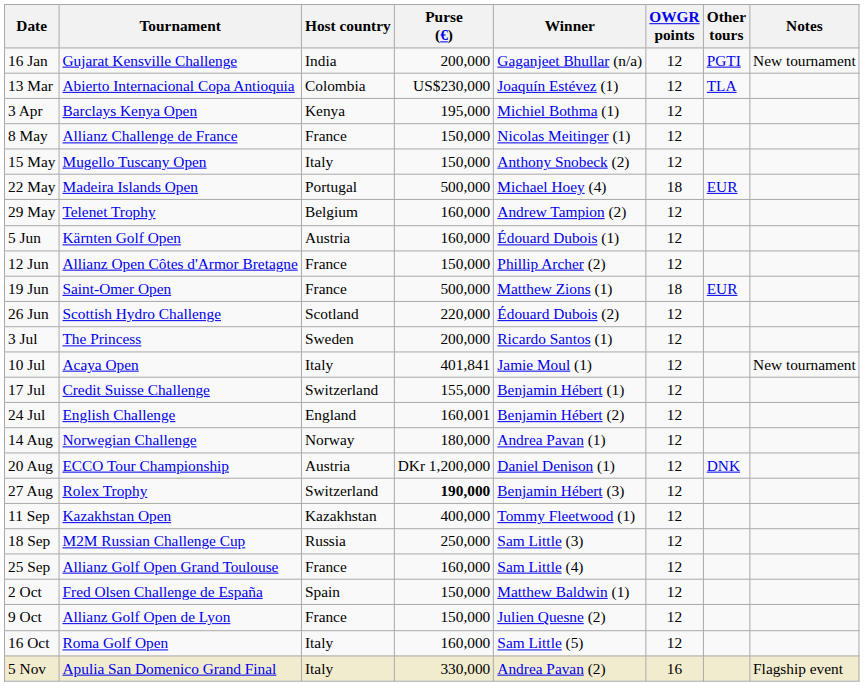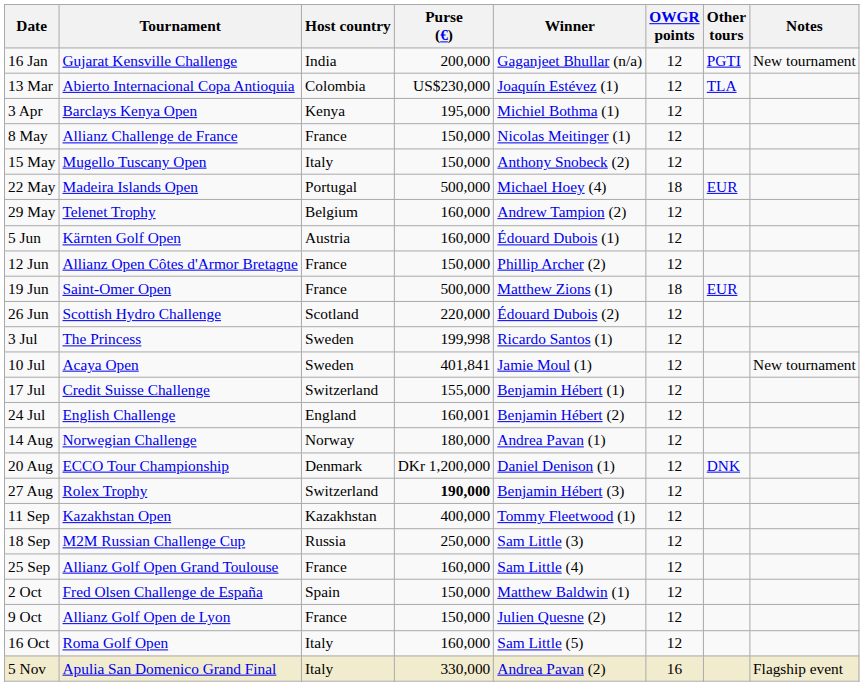(465, 339) 200,000 -> (465, 339) 199,998
(319, 364) Italy -> (329, 364) Sweden
(328, 465) Austria -> (334, 465) Denmark
